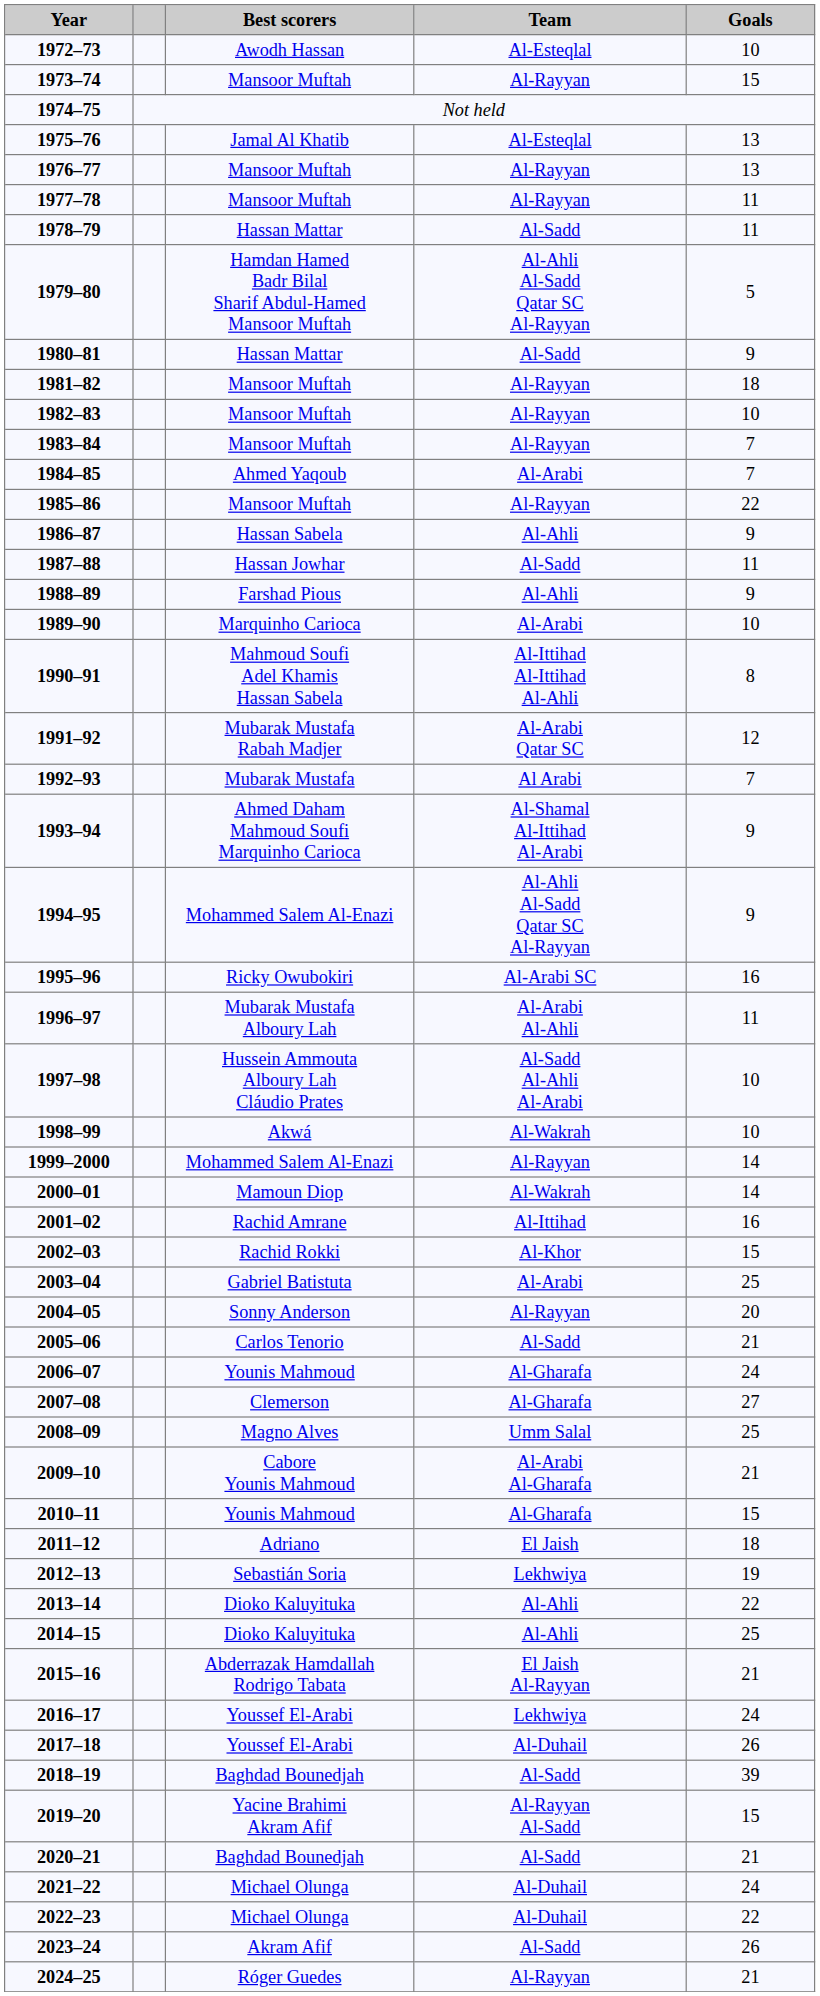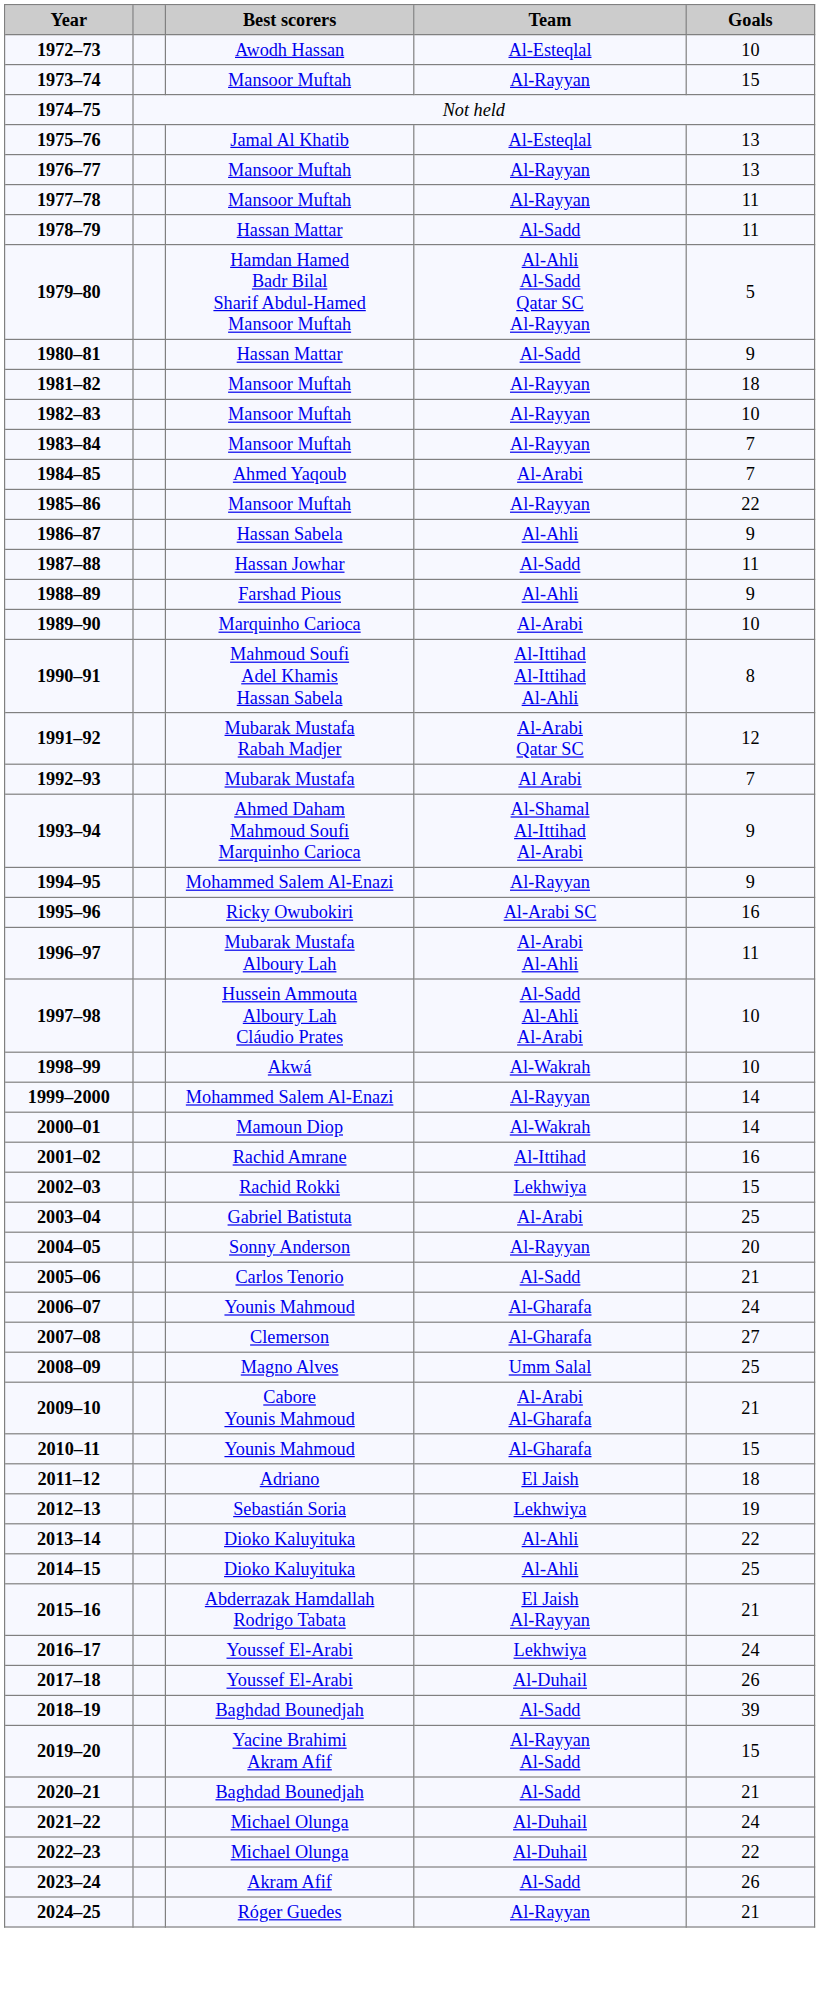(550, 914) Al-Ahli Al-Sadd Qatar SC Al-Rayyan -> (550, 882) Al-Rayyan
(550, 1251) Al-Khor -> (550, 1187) Lekhwiya
